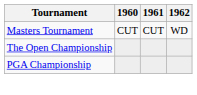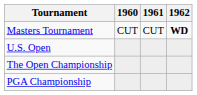(179, 30) normal -> (179, 30) bold
+ row: (29, 47)
